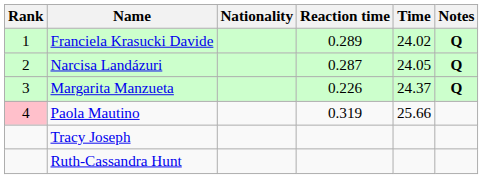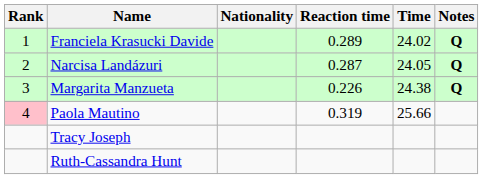(414, 88) 24.37 -> (414, 88) 24.38
